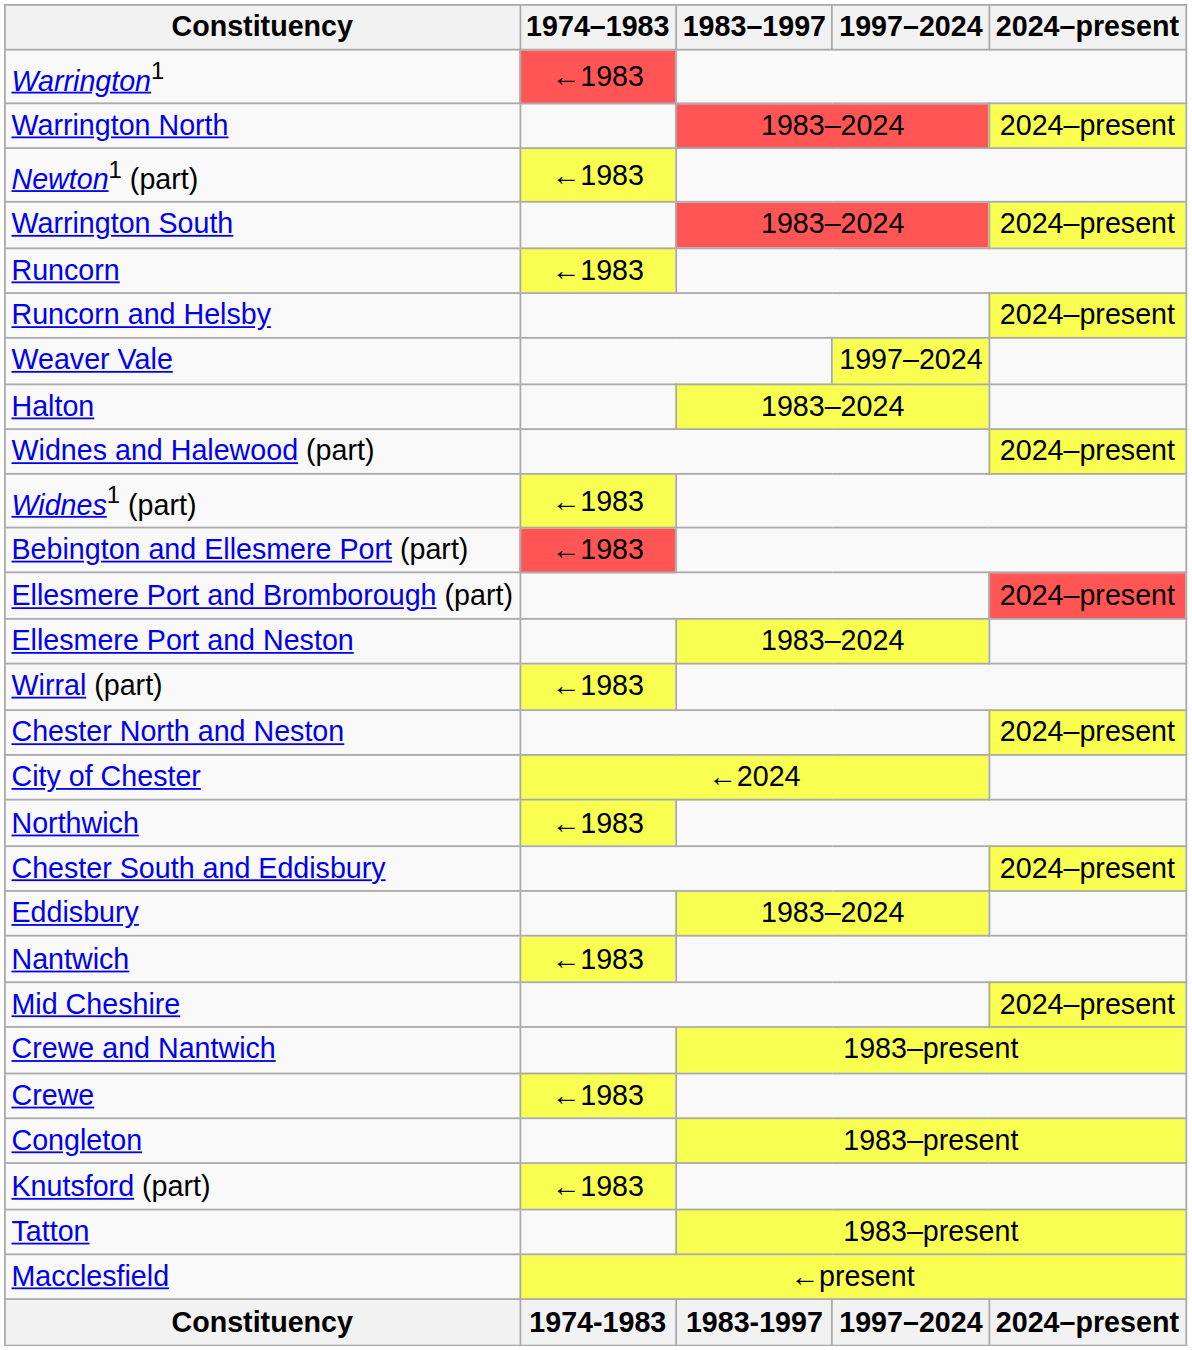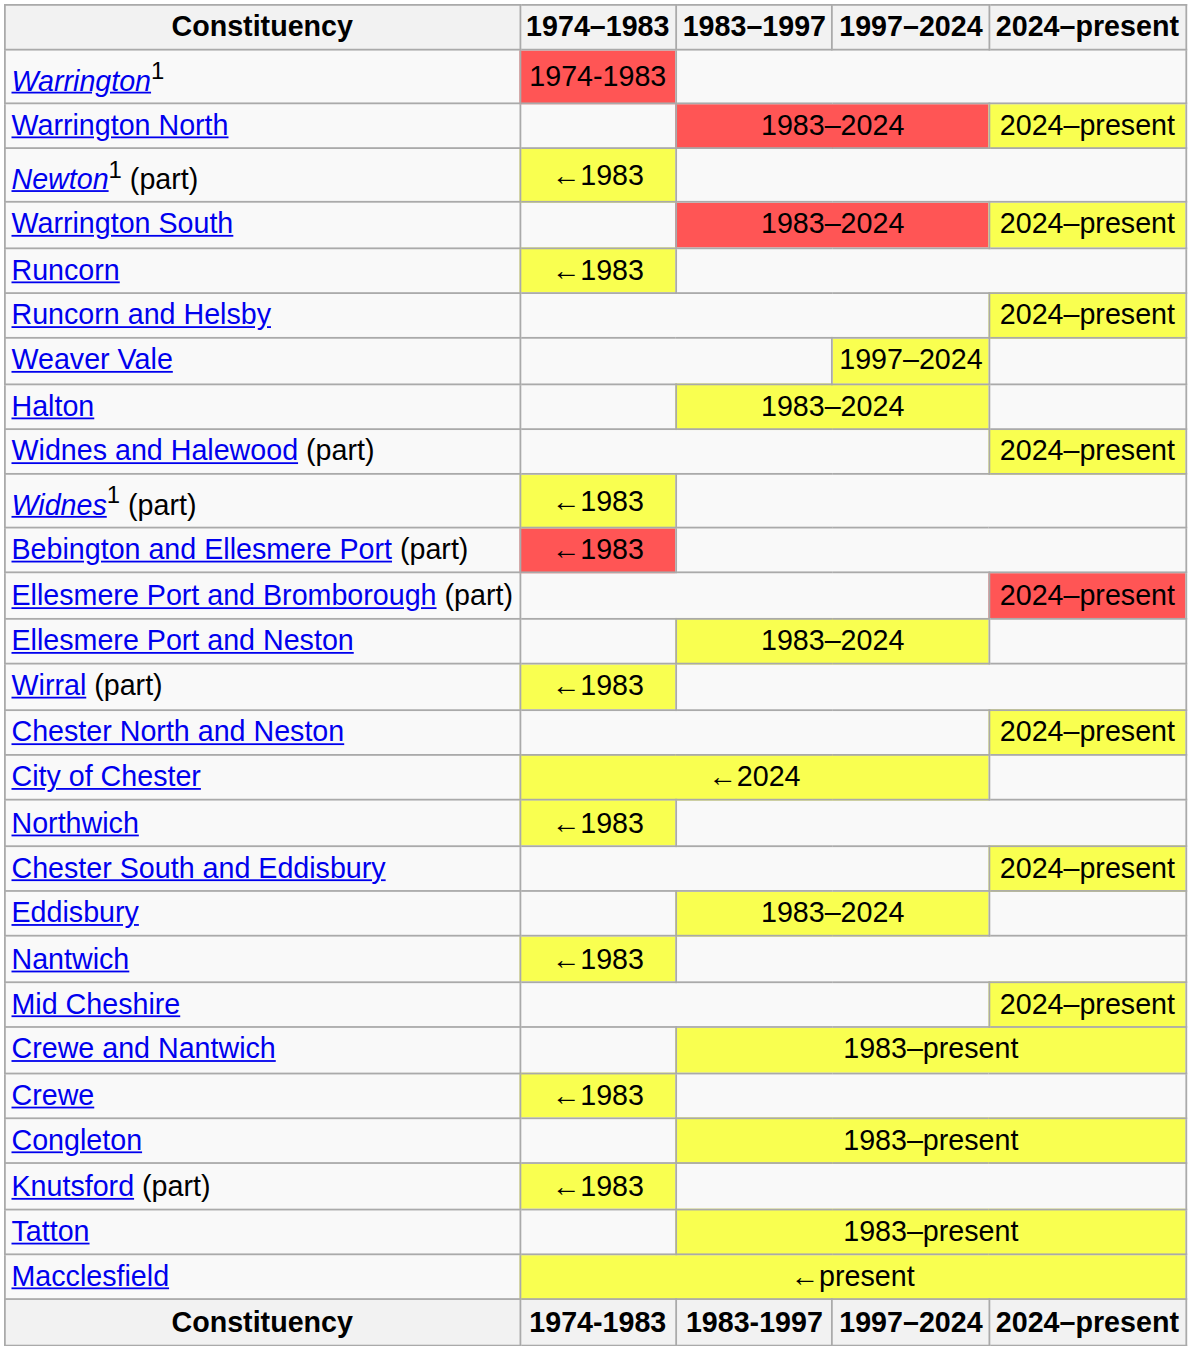(598, 76) ←1983 -> (598, 76) 1974-1983
